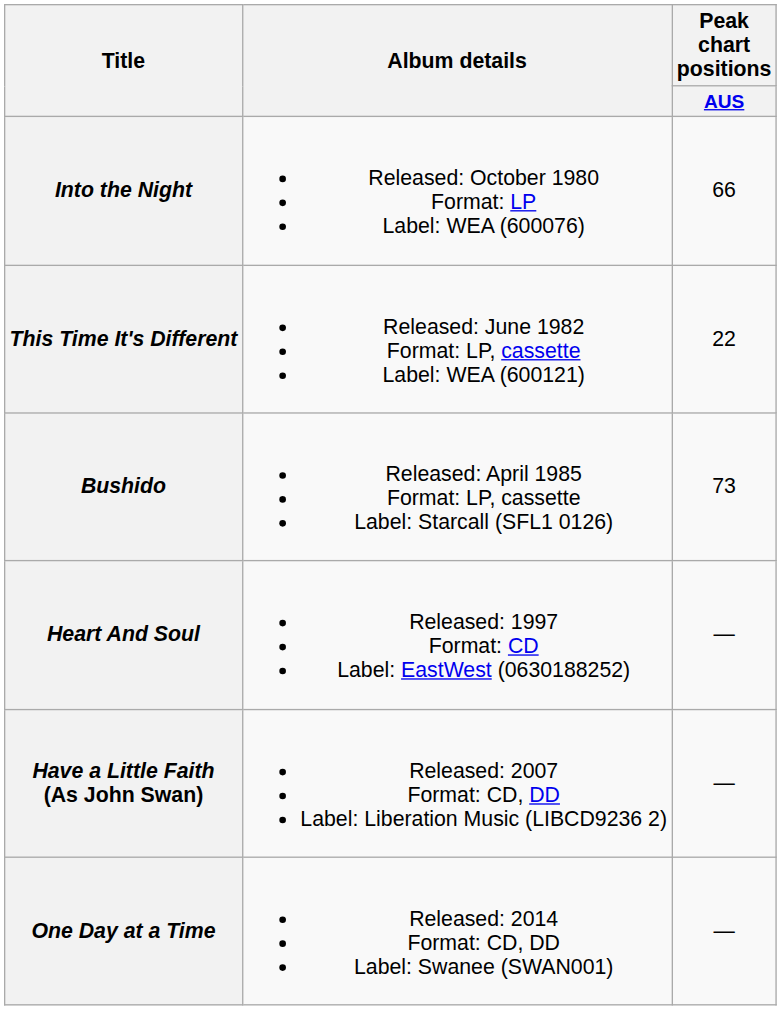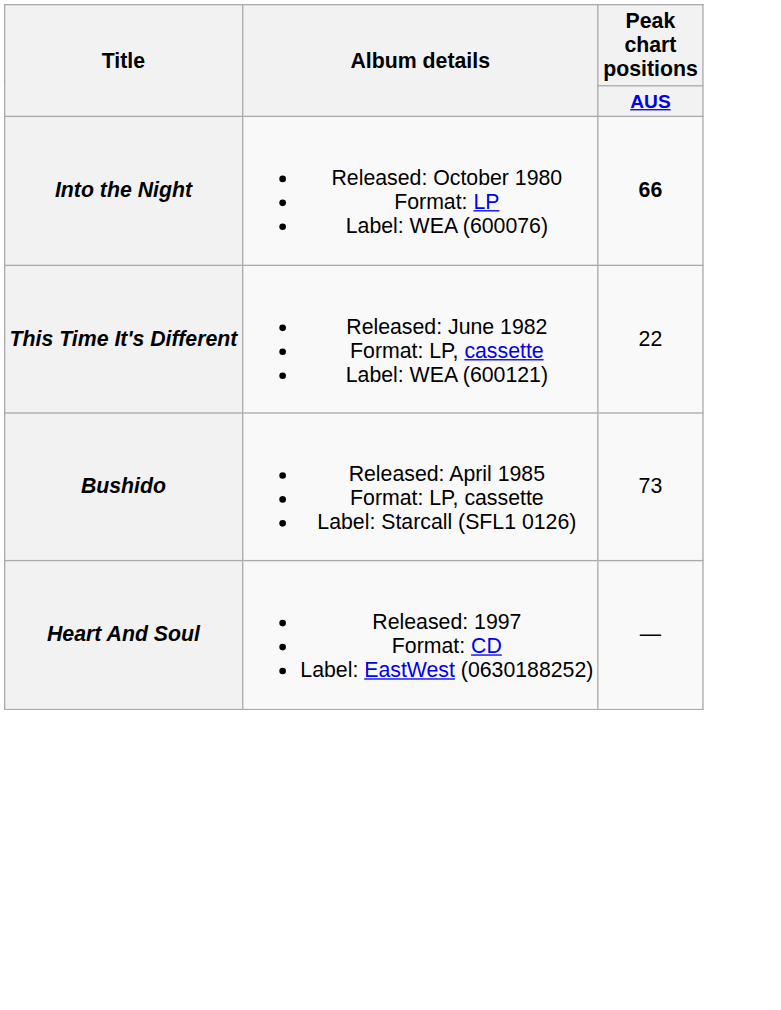(724, 190) normal -> (650, 190) bold
- row: (123, 782)
- row: (123, 931)
